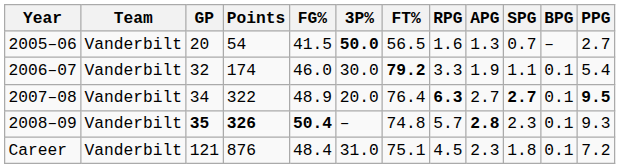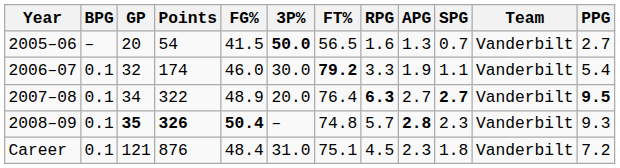columns swapped: (133, 18) <-> (559, 18)
